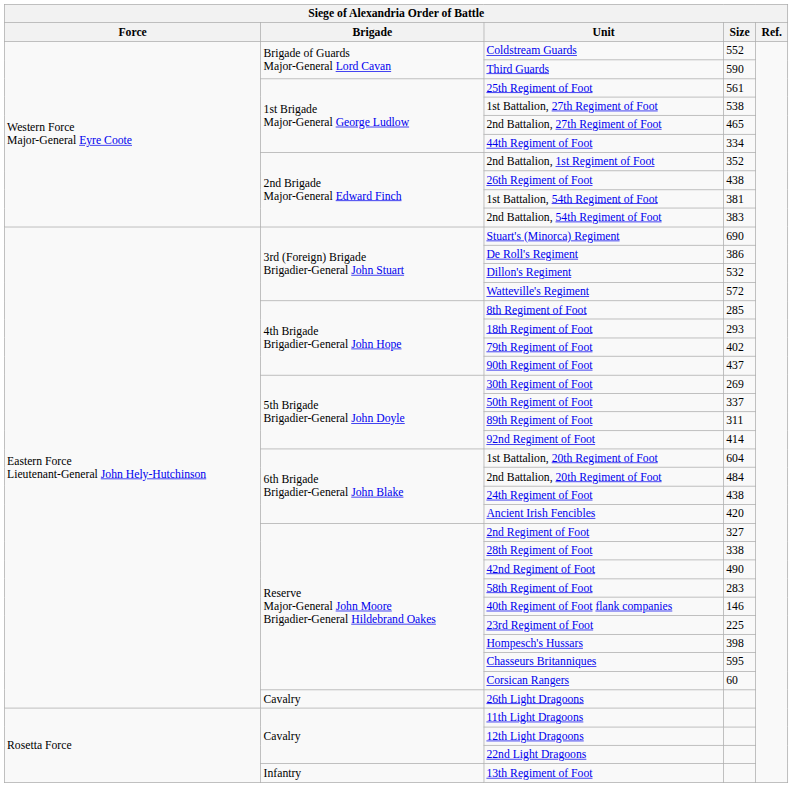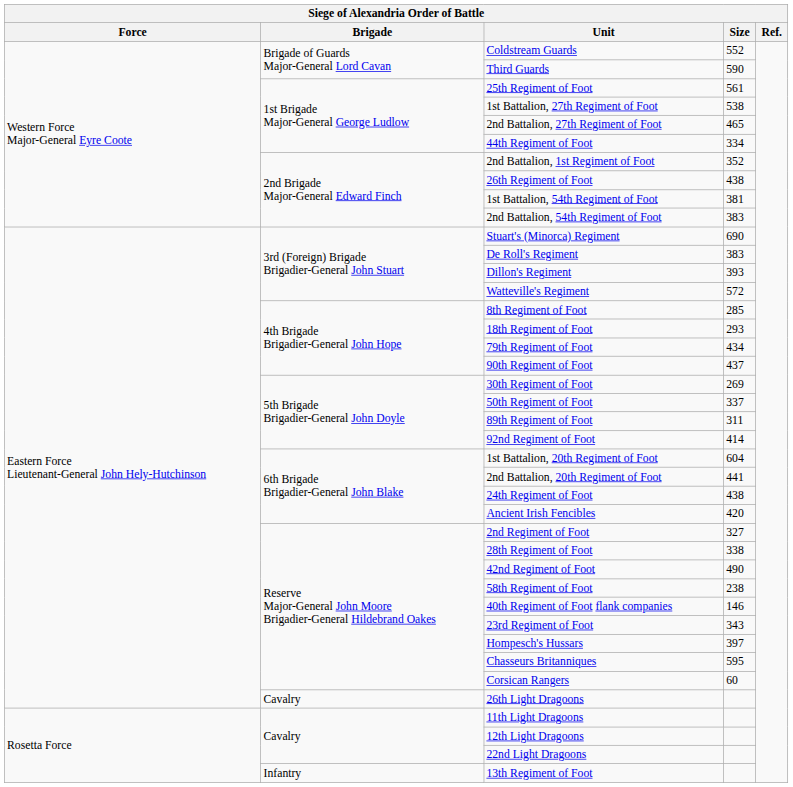(735, 254) 386 -> (735, 254) 383
(735, 273) 532 -> (735, 273) 393
(735, 347) 402 -> (735, 347) 434
(735, 476) 484 -> (735, 476) 441
(735, 587) 283 -> (735, 587) 238
(735, 625) 225 -> (735, 625) 343
(735, 643) 398 -> (735, 643) 397
